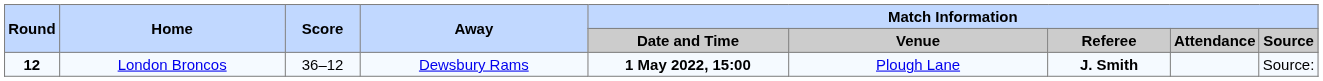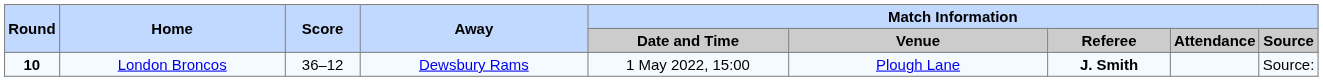(32, 64) 12 -> (32, 64) 10
(688, 64) bold -> (688, 64) normal
